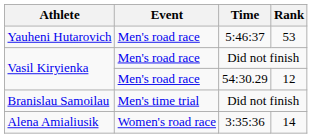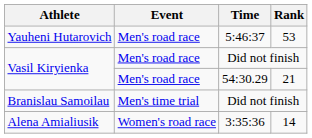(289, 79) 12 -> (289, 79) 21
